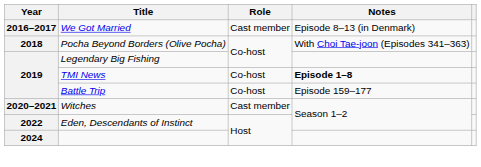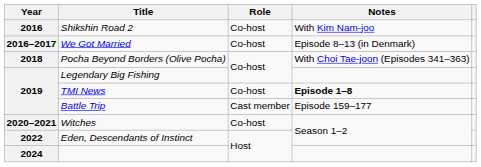+ row: (97, 28)
(260, 28) Cast member -> (248, 43) Co-host
(248, 91) Co-host -> (260, 106) Cast member
(260, 106) Cast member -> (248, 122) Co-host
